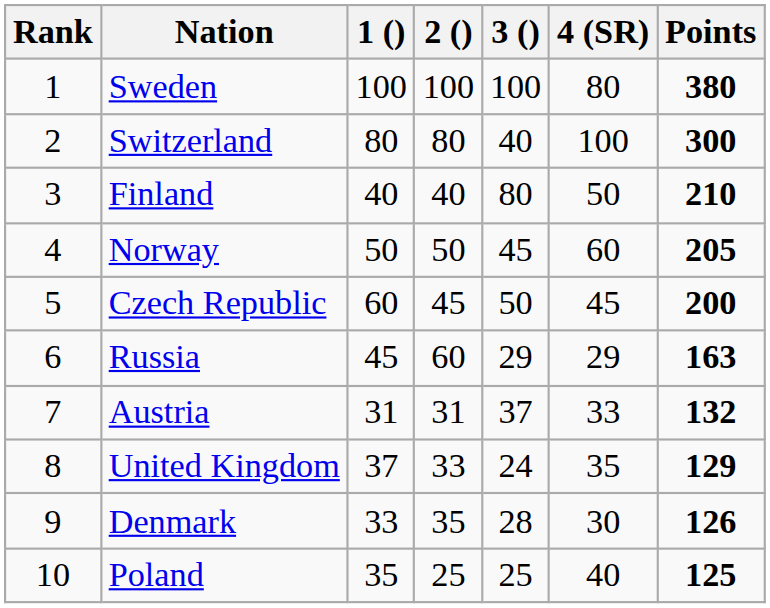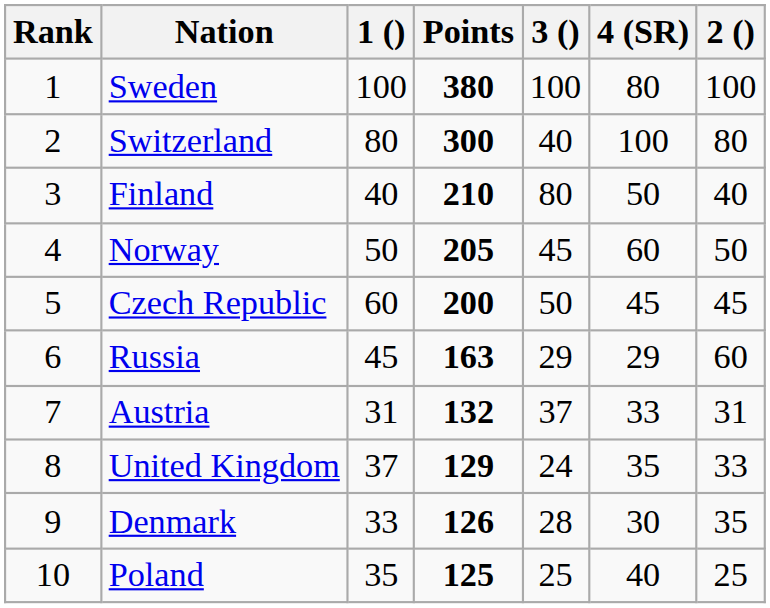columns swapped: (448, 31) <-> (711, 31)
